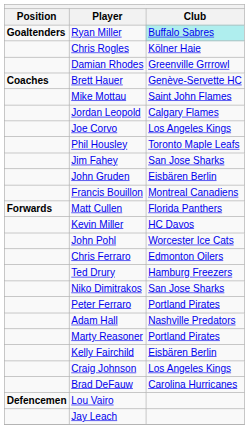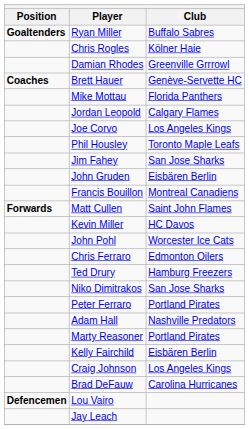(181, 33) paleturquoise background -> (181, 33) no background
(190, 97) Saint John Flames -> (185, 97) Florida Panthers
(185, 208) Florida Panthers -> (190, 208) Saint John Flames
